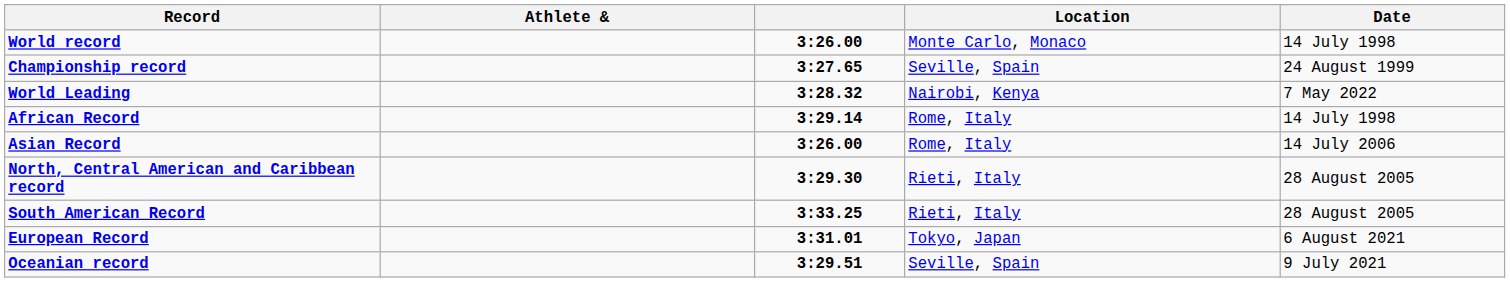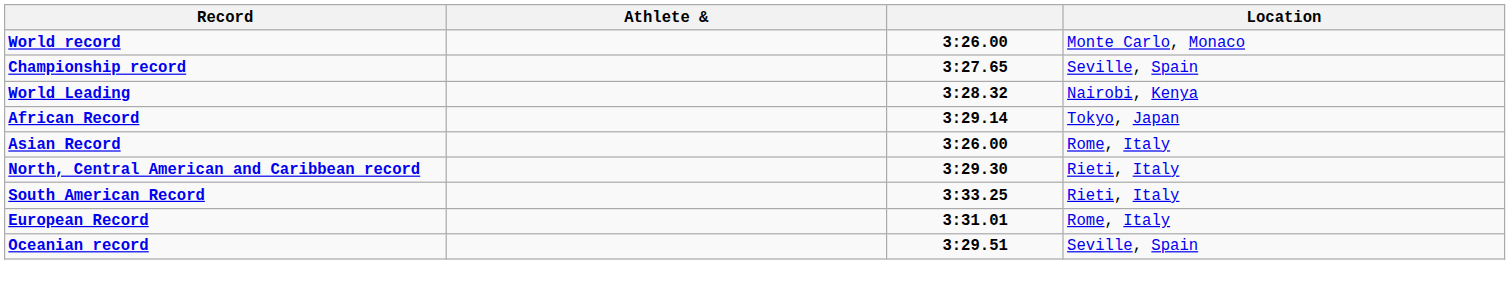- column: (1392, 17)
(960, 119) Rome, Italy -> (1123, 119) Tokyo, Japan
(964, 239) Tokyo, Japan -> (1119, 221) Rome, Italy
